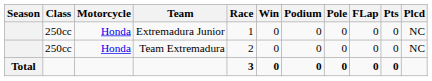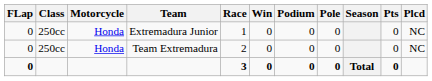columns swapped: (23, 13) <-> (365, 13)
